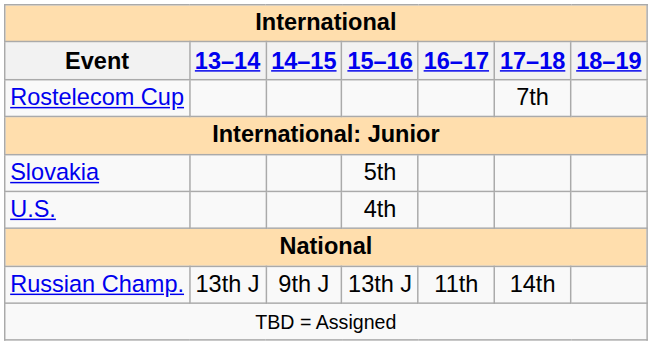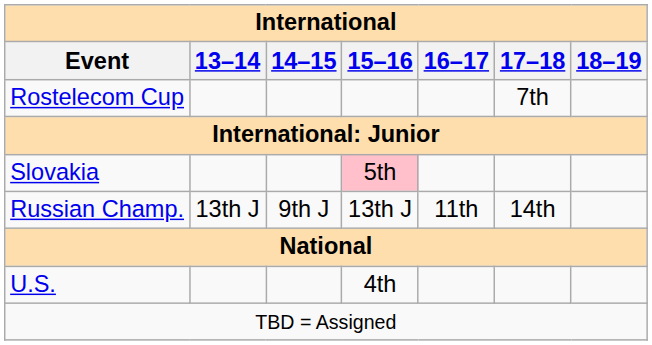(380, 172) no background -> (380, 172) pink background
rows swapped: (33, 209) <-> (97, 284)
